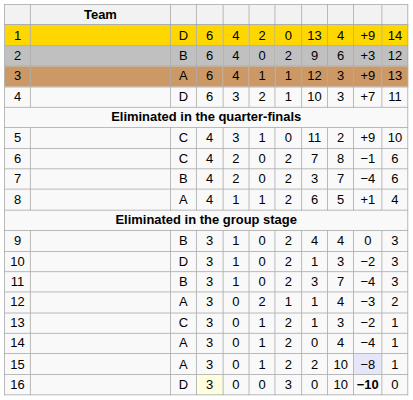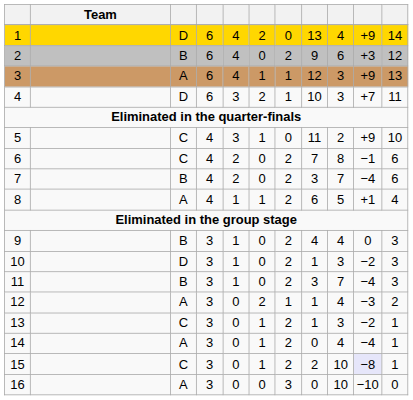(183, 364) A -> (183, 364) C
(183, 384) D -> (183, 384) A
(210, 384) lightyellow background -> (210, 384) no background
(368, 384) bold -> (368, 384) normal
